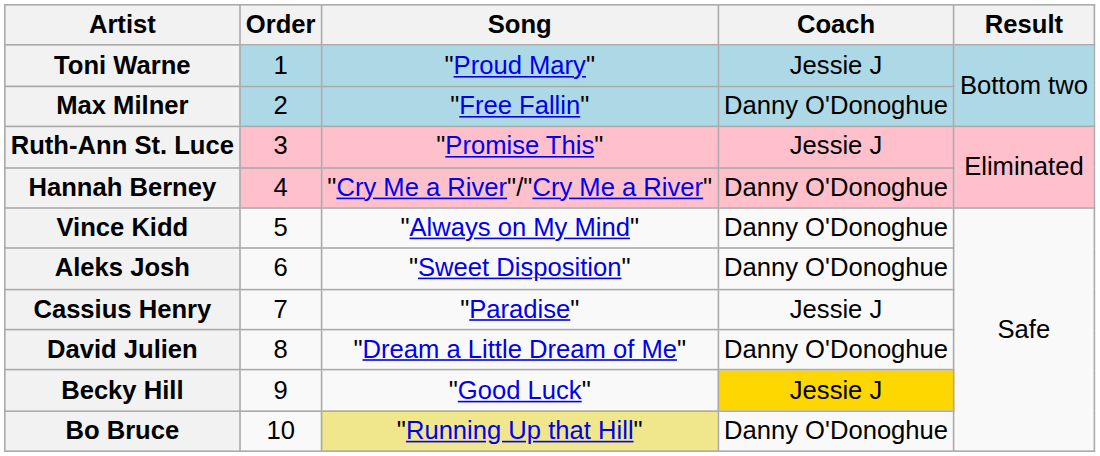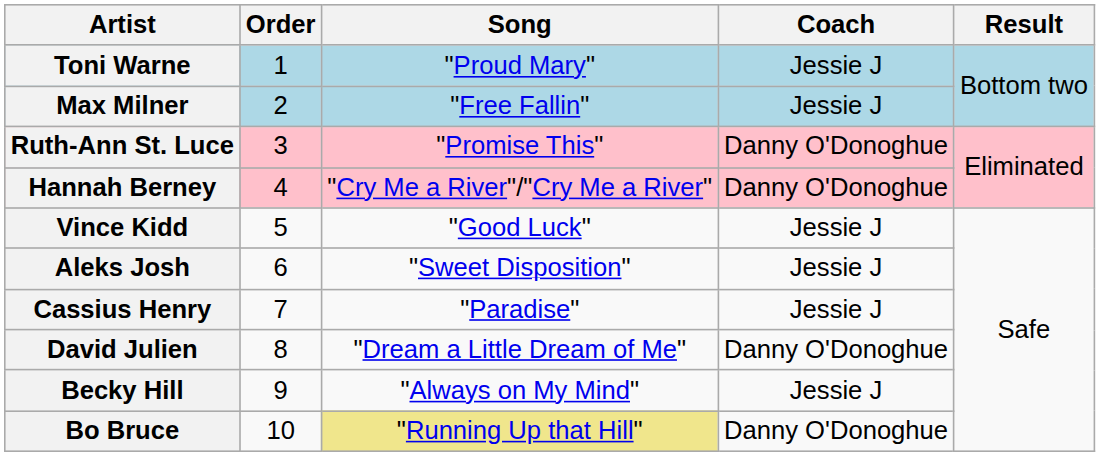(836, 106) Danny O'Donoghue -> (836, 106) Jessie J
(836, 146) Jessie J -> (836, 146) Danny O'Donoghue
(520, 227) "Always on My Mind" -> (520, 227) "Good Luck"
(836, 227) Danny O'Donoghue -> (836, 227) Jessie J
(836, 268) Danny O'Donoghue -> (836, 268) Jessie J
(520, 390) "Good Luck" -> (520, 390) "Always on My Mind"
(836, 390) gold background -> (836, 390) no background
